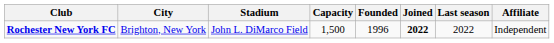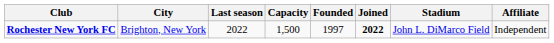columns swapped: (259, 12) <-> (464, 12)
(378, 29) 1996 -> (333, 29) 1997
